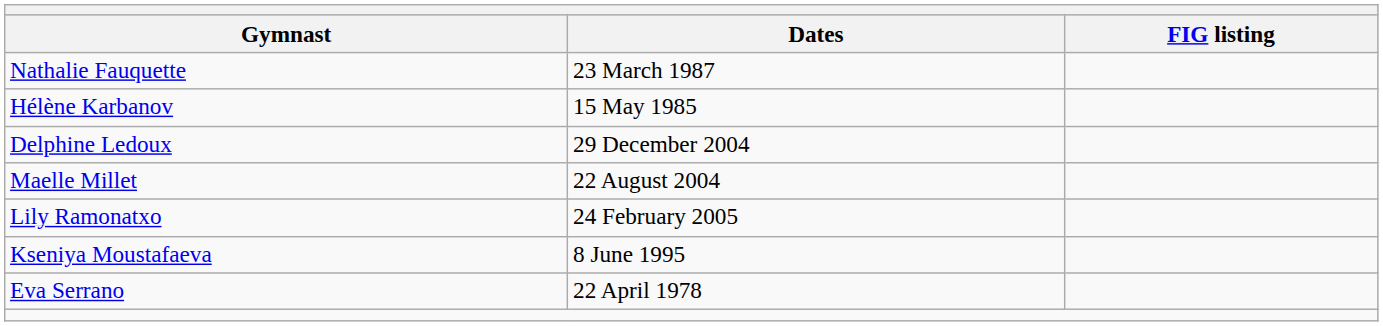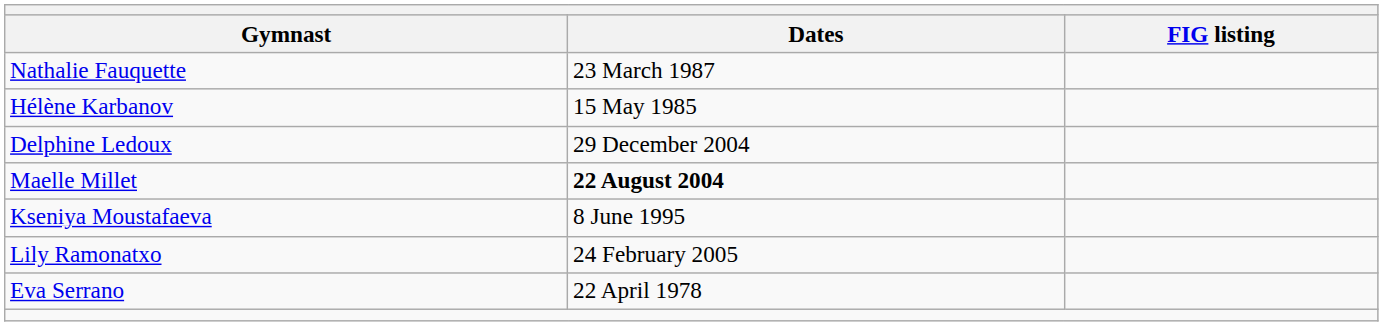(647, 180) normal -> (648, 180) bold
rows swapped: (111, 254) <-> (86, 217)
